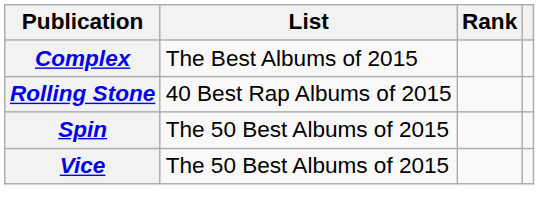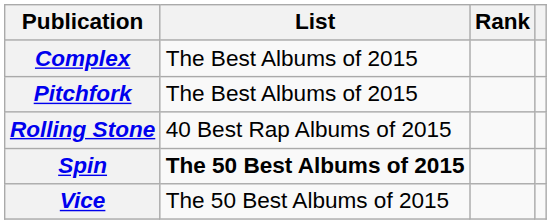+ row: (83, 93)
(307, 129) normal -> (315, 165) bold
